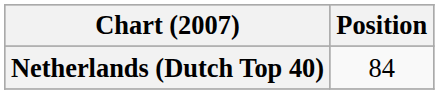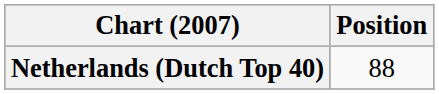(382, 67) 84 -> (382, 67) 88
